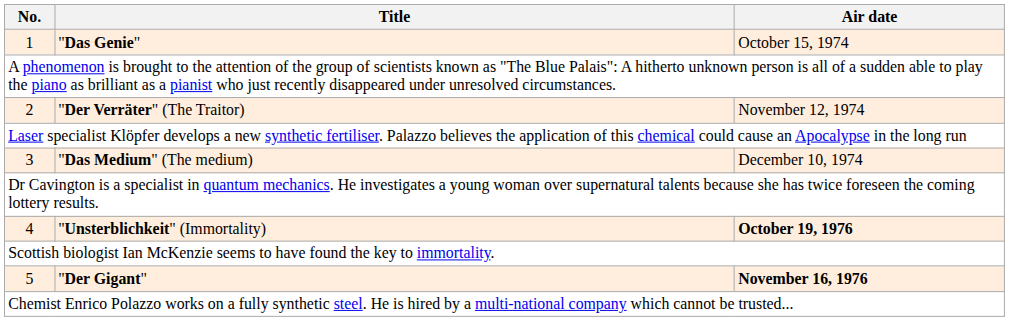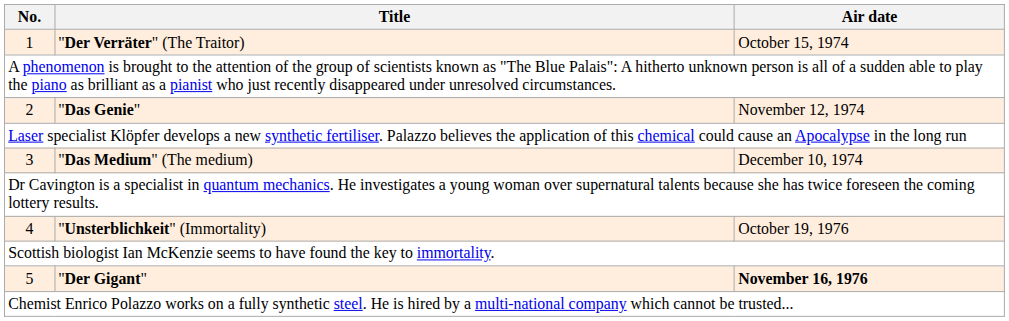(99, 42) "Das Genie" -> (151, 42) "Der Verräter" (The Traitor)
(151, 110) "Der Verräter" (The Traitor) -> (99, 110) "Das Genie"
(795, 228) bold -> (793, 228) normal
